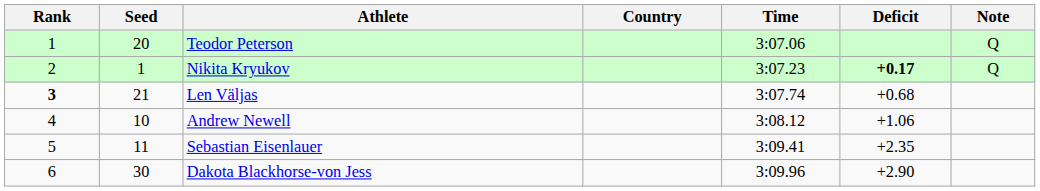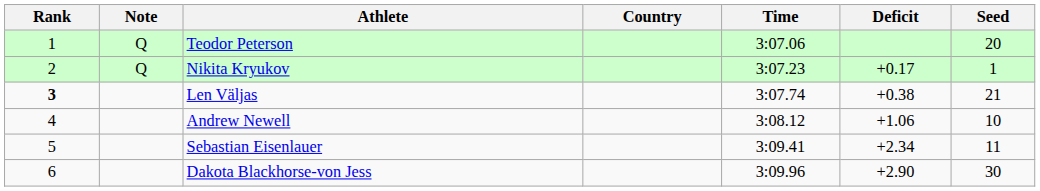columns swapped: (141, 17) <-> (993, 17)
(896, 69) bold -> (895, 69) normal
(896, 95) +0.68 -> (895, 95) +0.38
(896, 146) +2.35 -> (895, 146) +2.34
